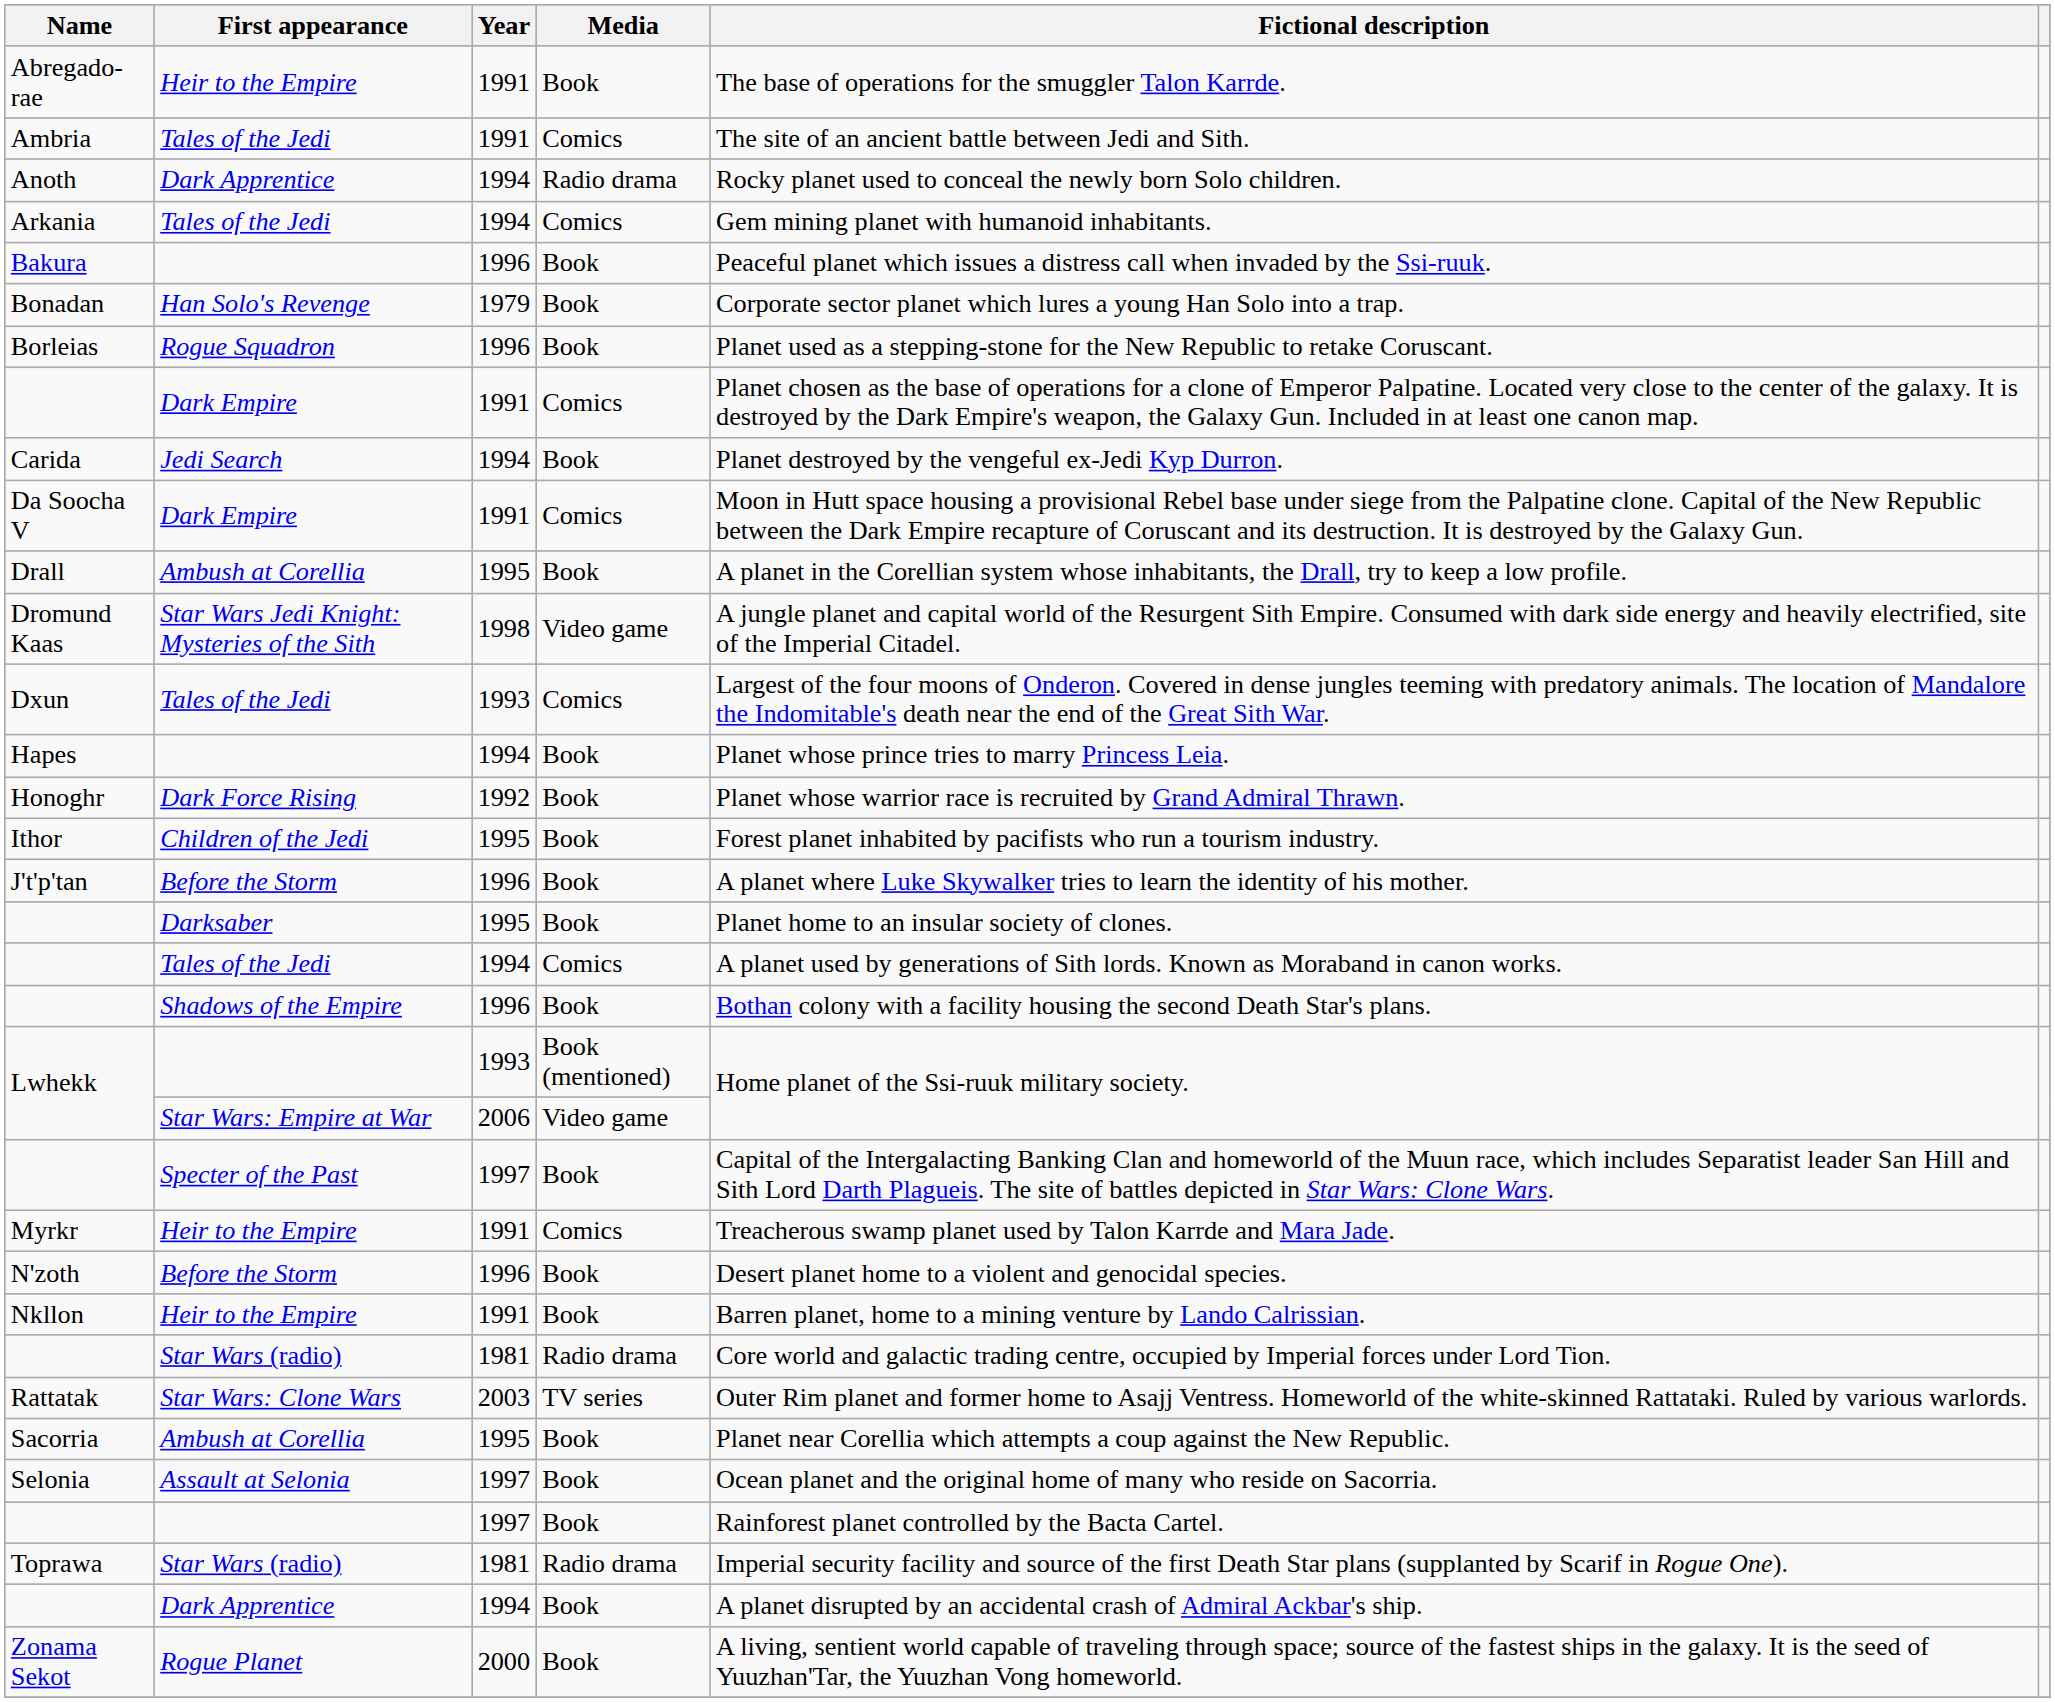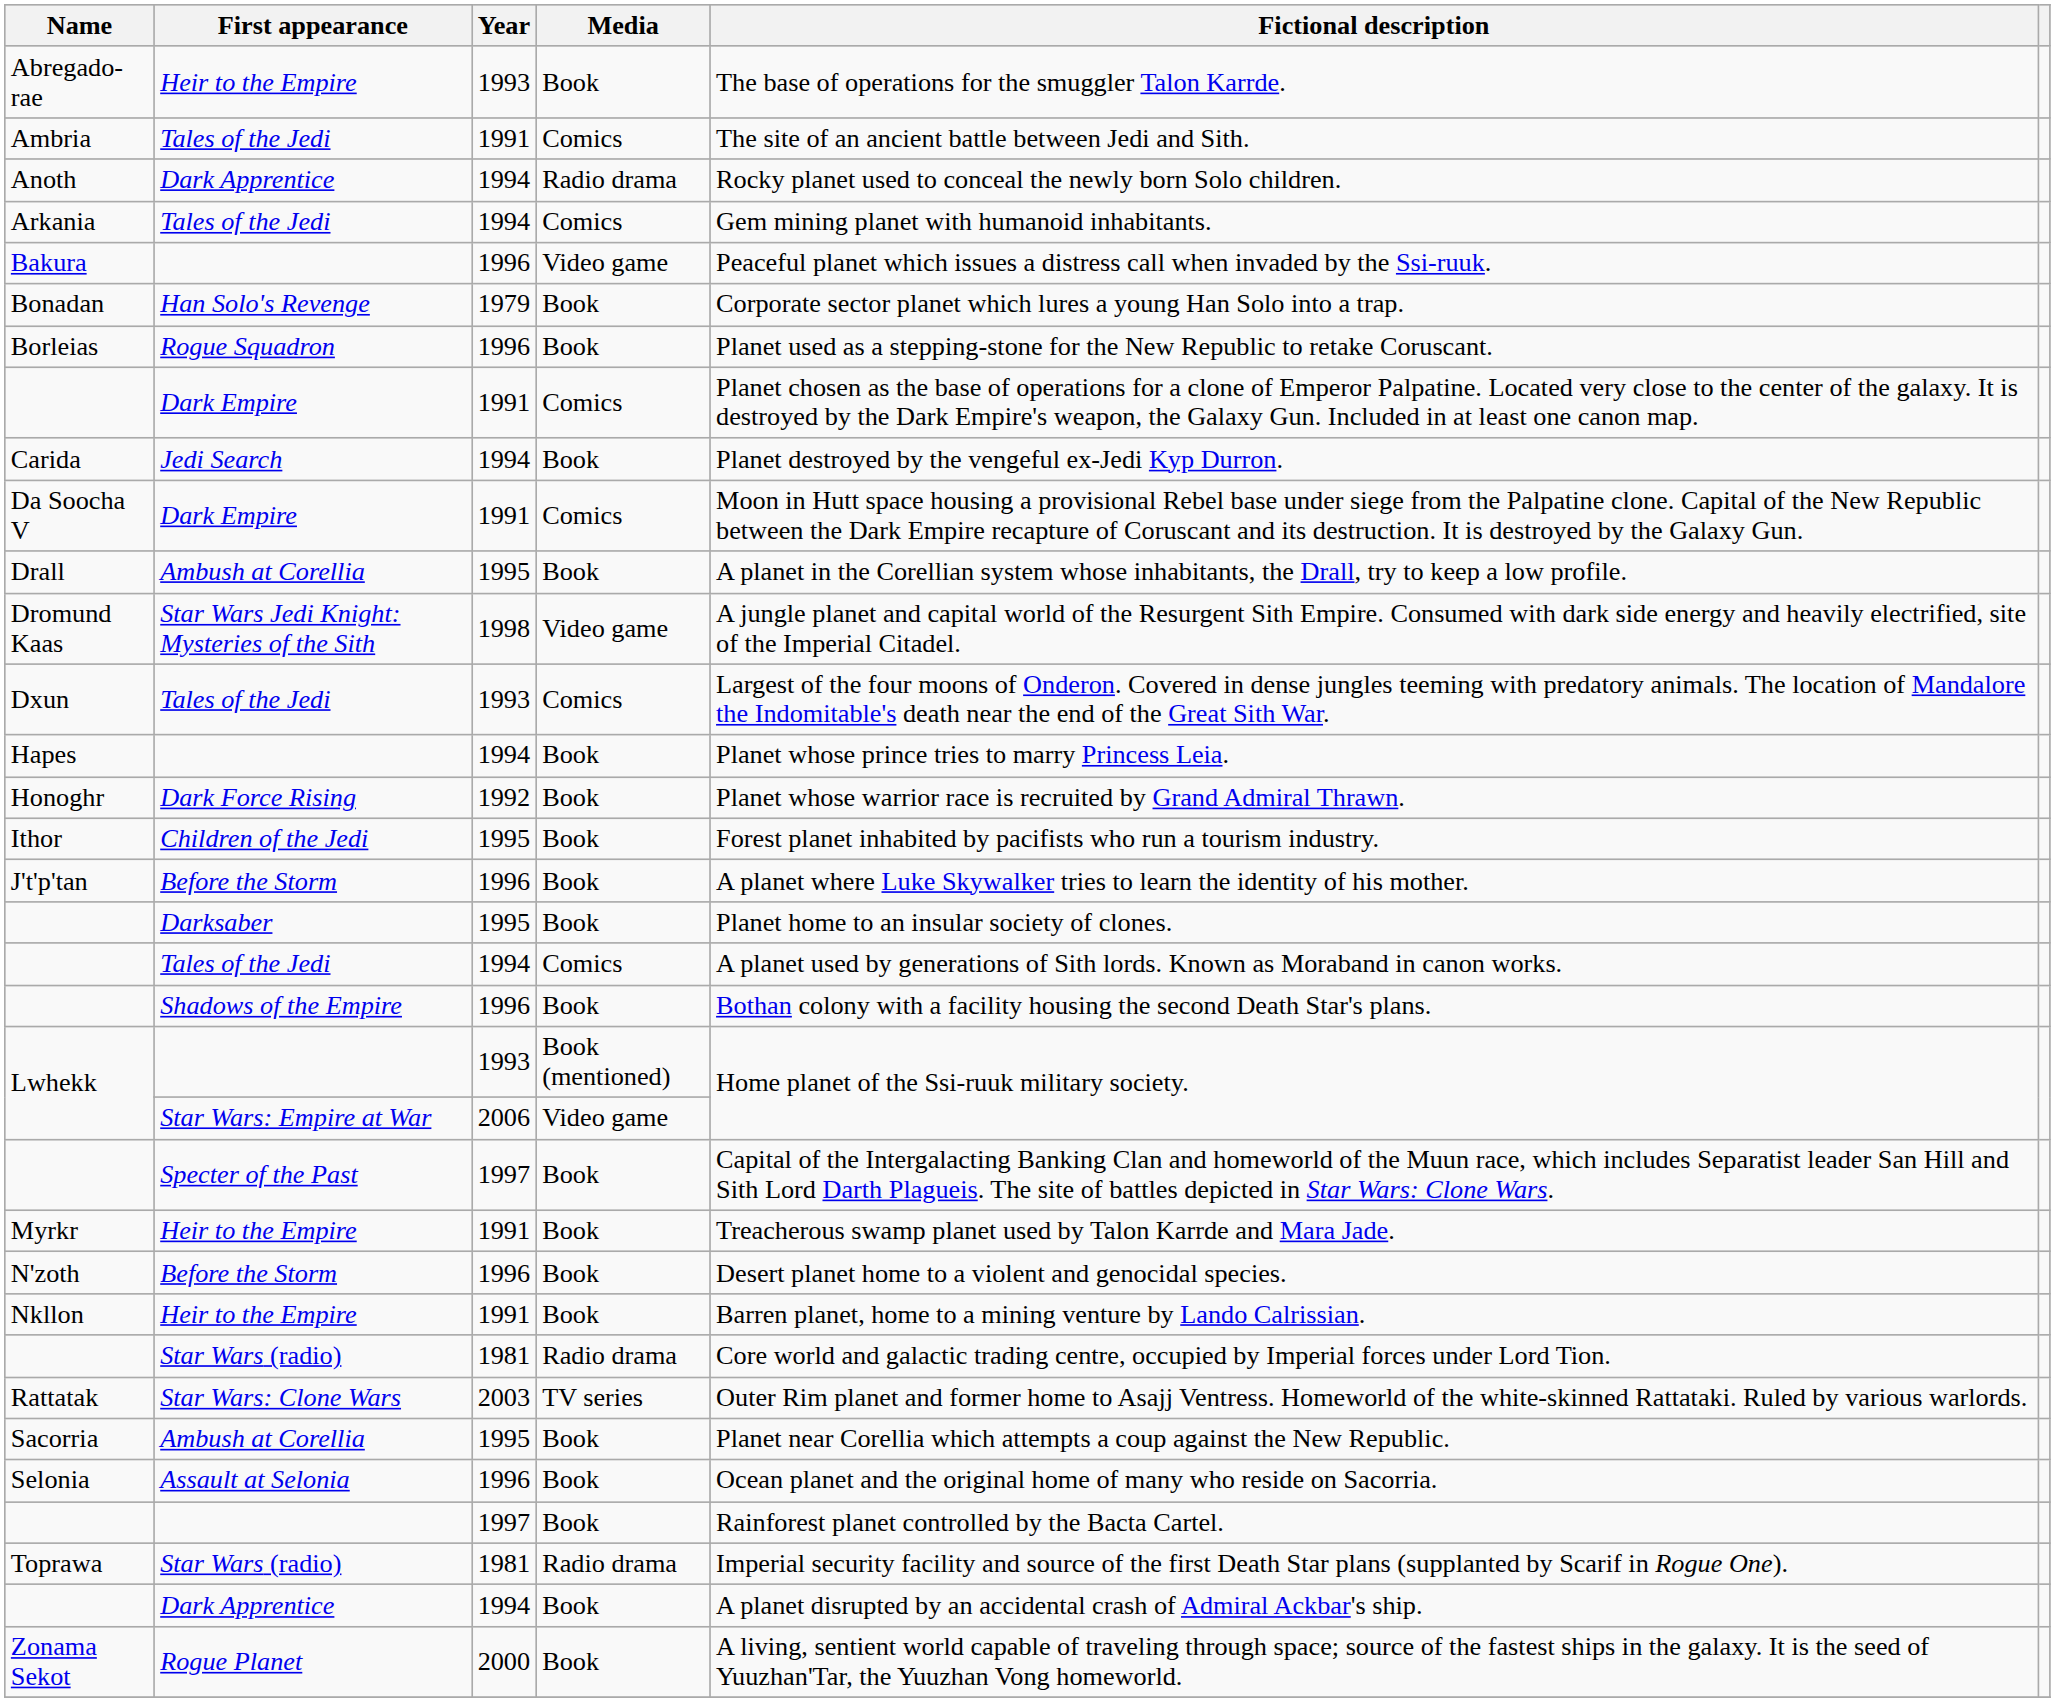(504, 81) 1991 -> (504, 81) 1993
(571, 262) Book -> (605, 262) Video game
(582, 1230) Comics -> (571, 1230) Book
(504, 1480) 1997 -> (504, 1480) 1996
